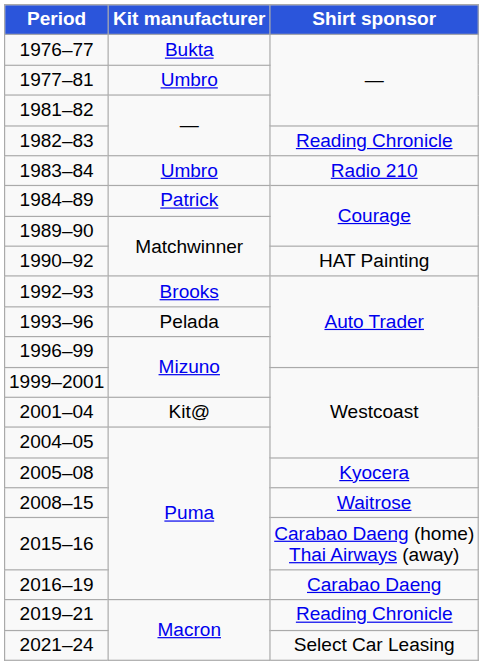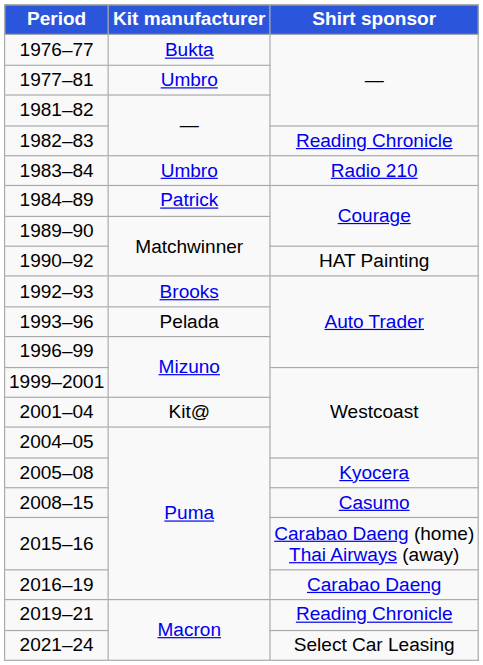(374, 502) Waitrose -> (374, 502) Casumo
